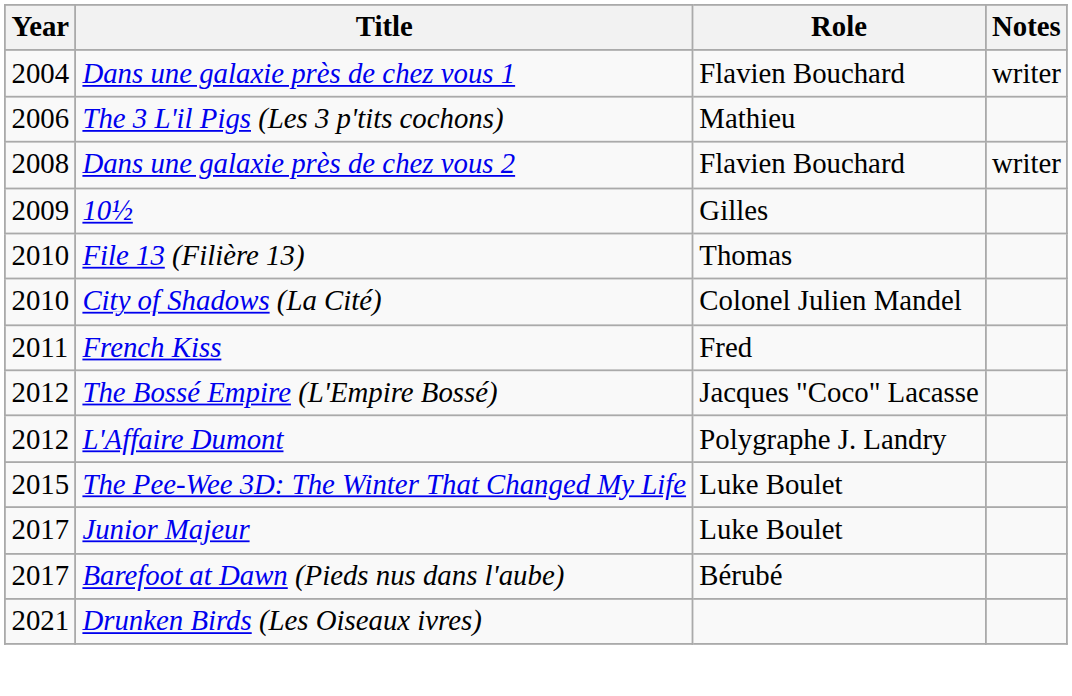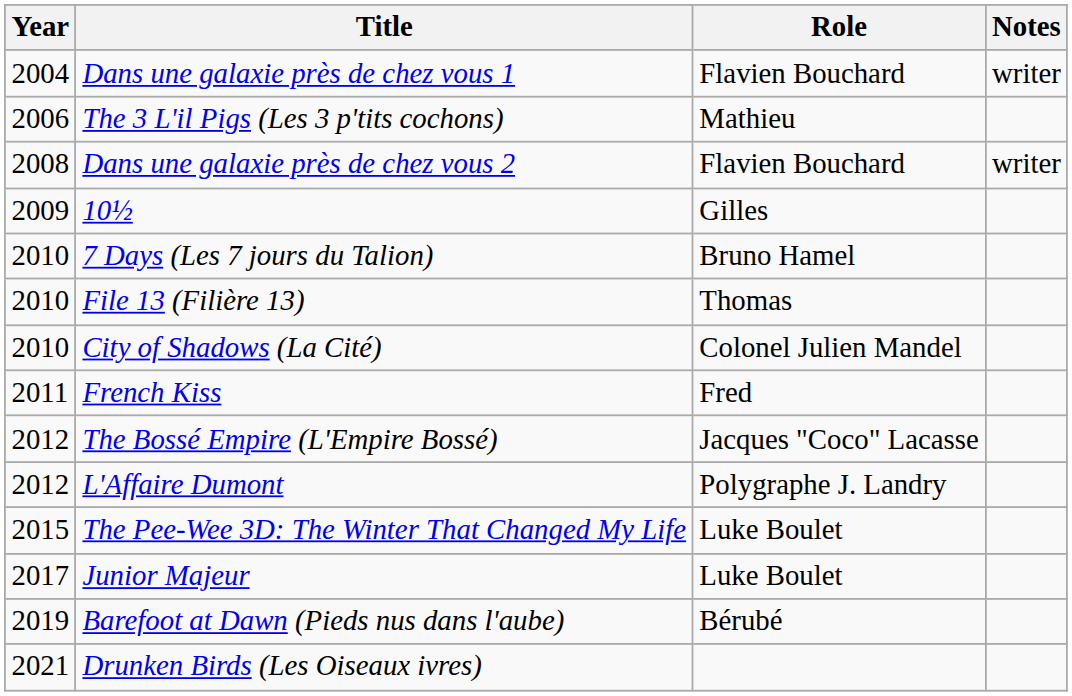+ row: (258, 255)
(40, 575) 2017 -> (40, 621) 2019
